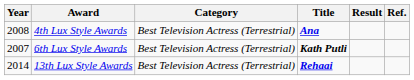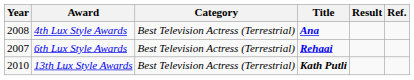(323, 48) Kath Putli -> (316, 48) Rehaai
(18, 65) 2014 -> (18, 65) 2010
(316, 65) Rehaai -> (323, 65) Kath Putli
